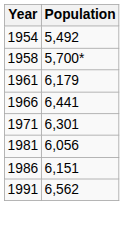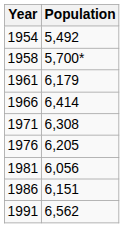(62, 102) 6,441 -> (62, 102) 6,414
(62, 124) 6,301 -> (62, 124) 6,308
+ row: (23, 146)
